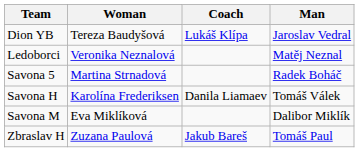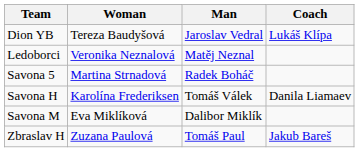columns swapped: (312, 14) <-> (226, 14)
